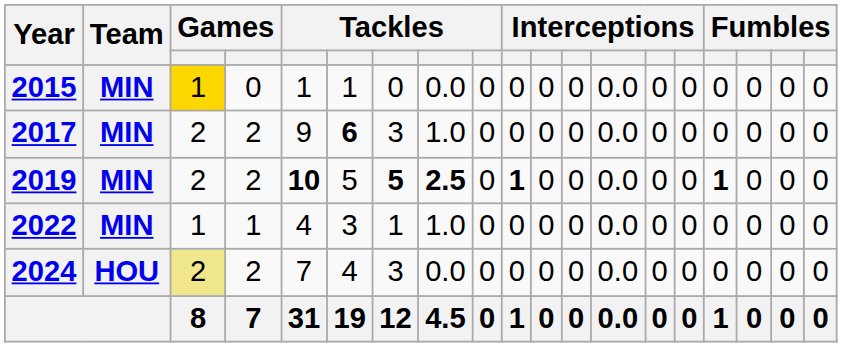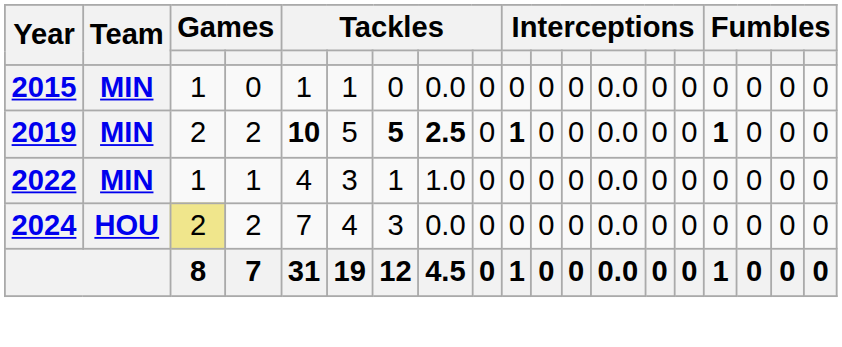(198, 87) gold background -> (198, 87) no background
- row: (44, 133)
